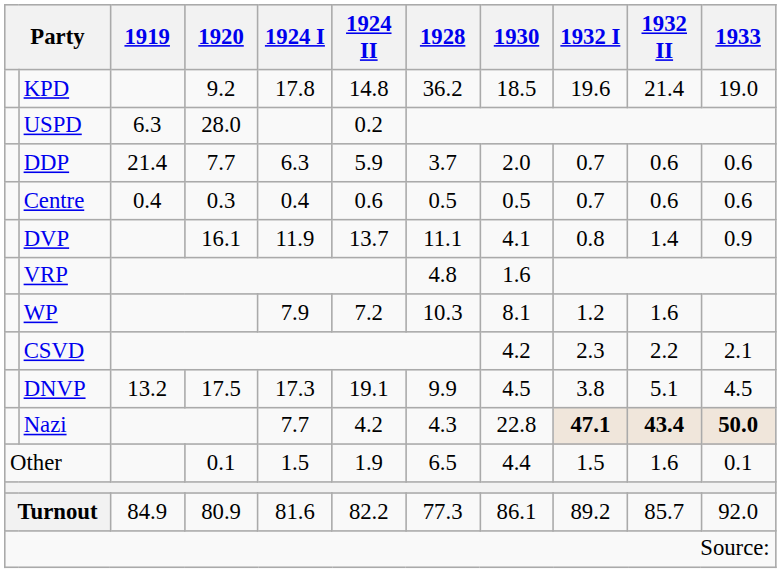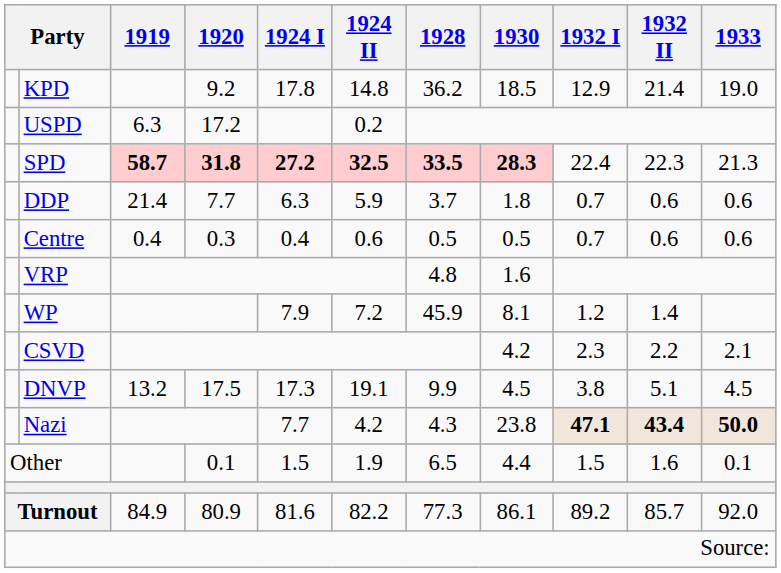(590, 88) 19.6 -> (590, 88) 12.9
(221, 125) 28.0 -> (221, 125) 17.2
+ row: (44, 163)
(517, 163) 2.0 -> (517, 200) 1.8
- row: (46, 238)
(443, 313) 10.3 -> (443, 313) 45.9
(664, 313) 1.6 -> (664, 313) 1.4
(517, 425) 22.8 -> (517, 425) 23.8
